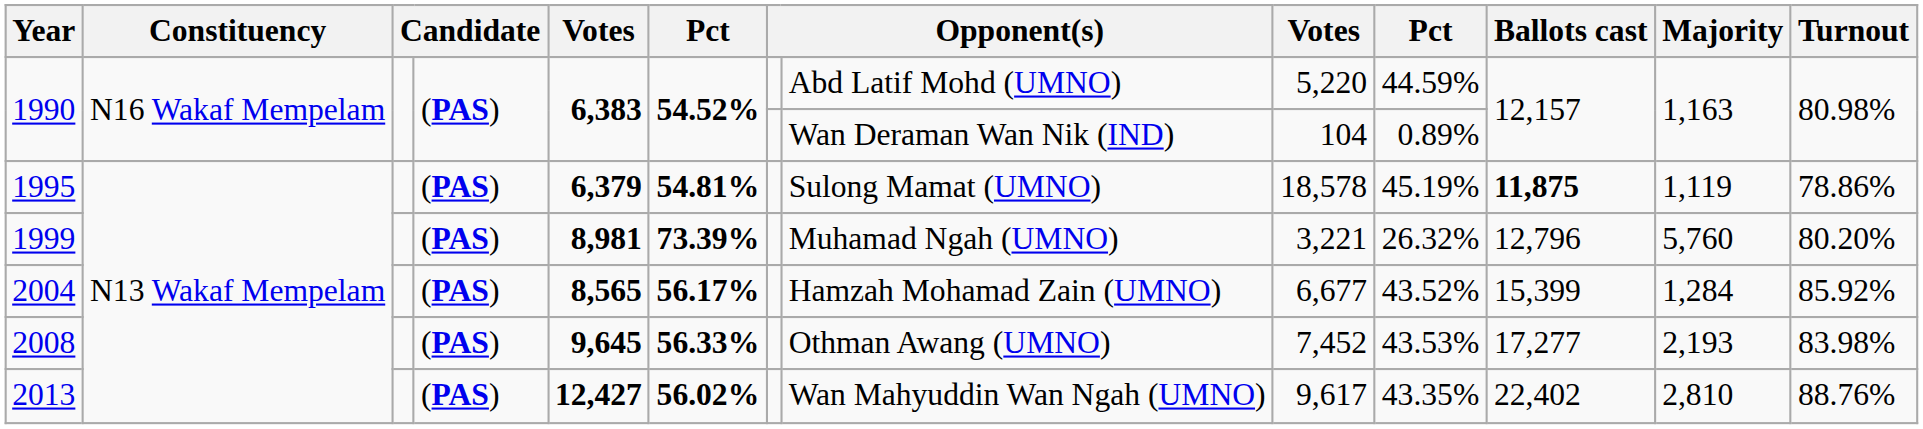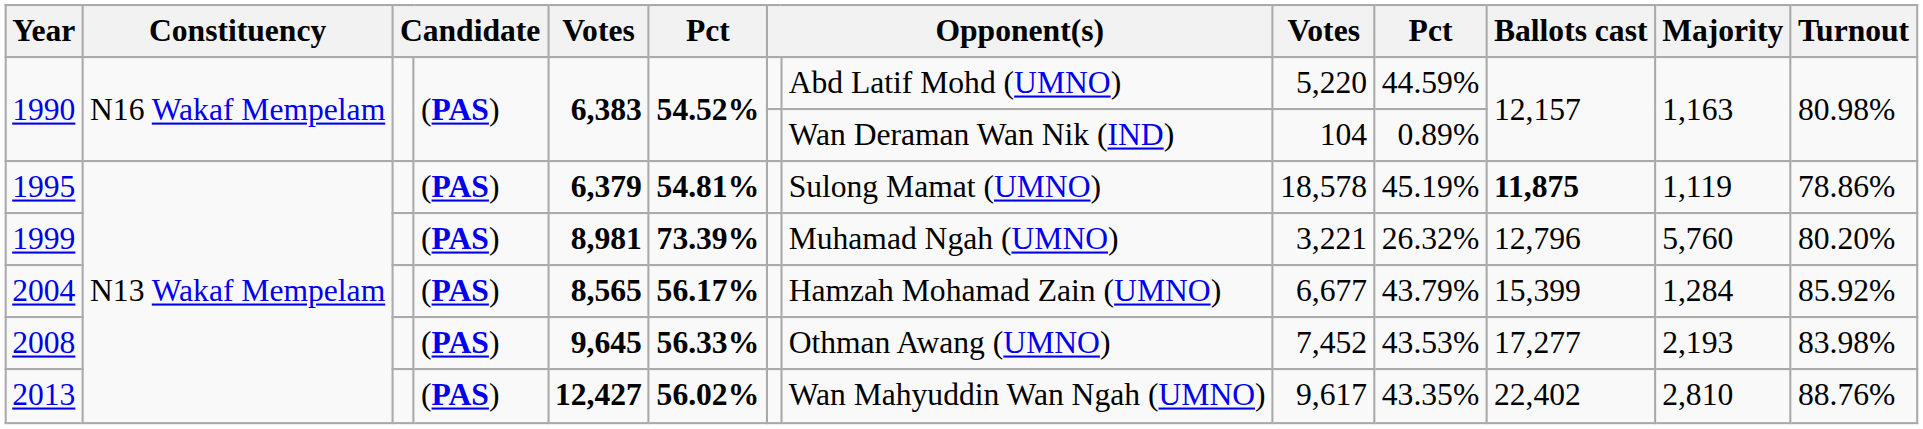(1431, 291) 43.52% -> (1431, 291) 43.79%
